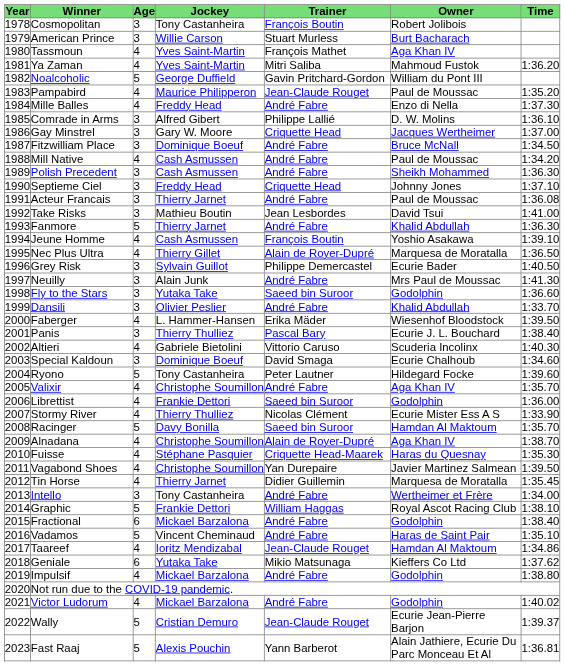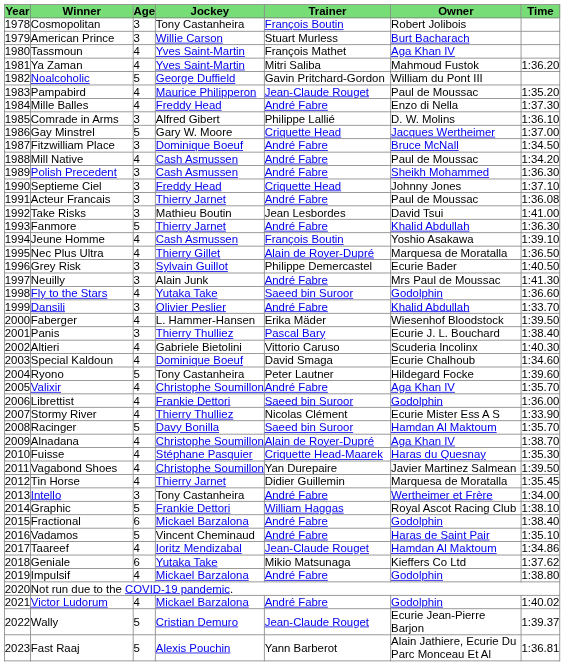(137, 132) 3 -> (137, 132) 5
(137, 293) 3 -> (137, 293) 4
(137, 360) 3 -> (137, 360) 4
